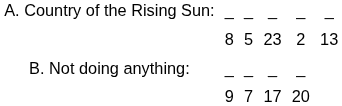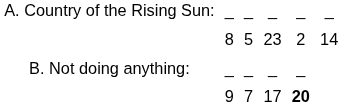(329, 39) 13 -> (329, 39) 14
(301, 97) normal -> (301, 97) bold
